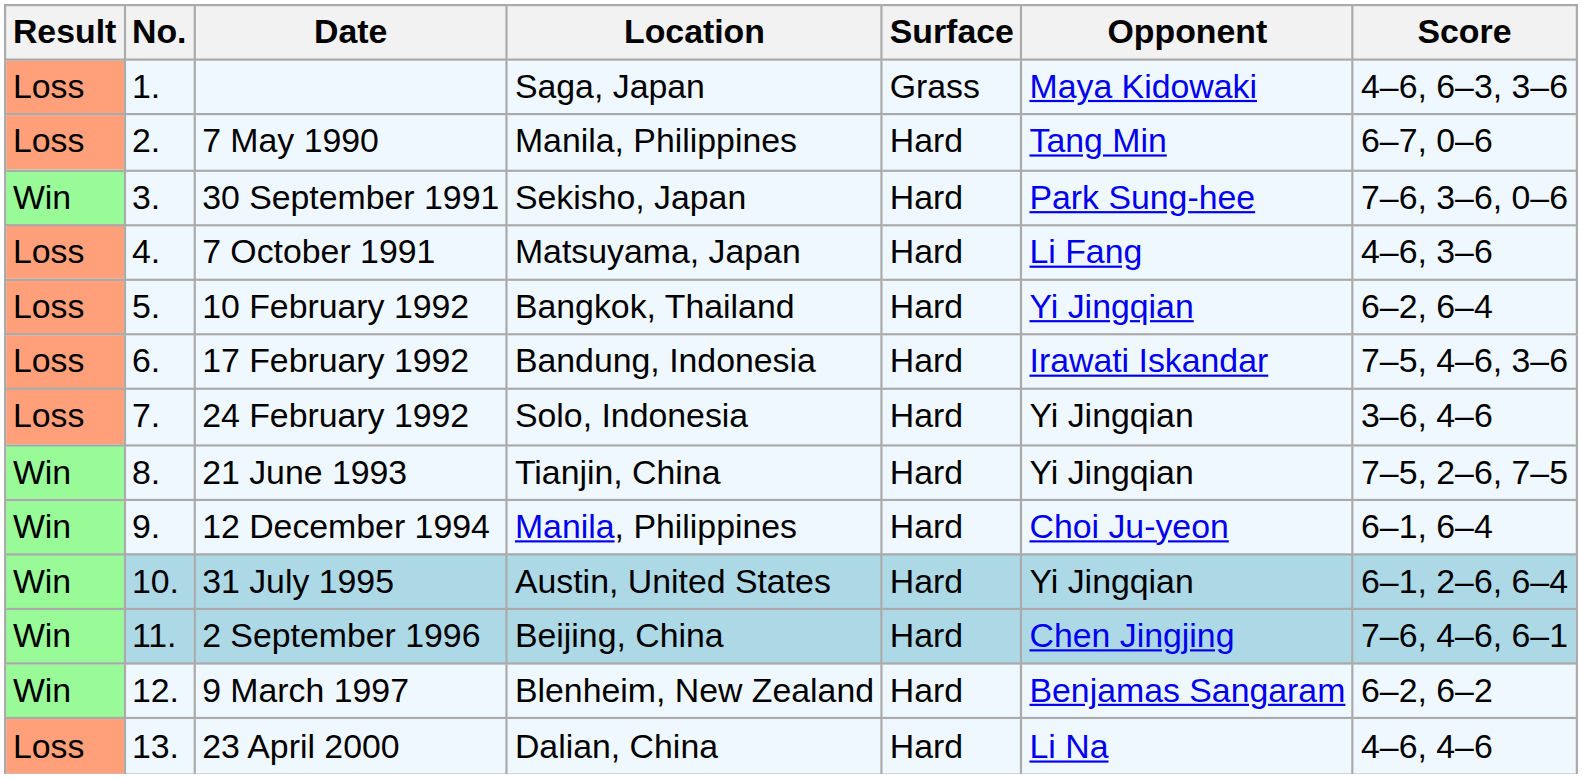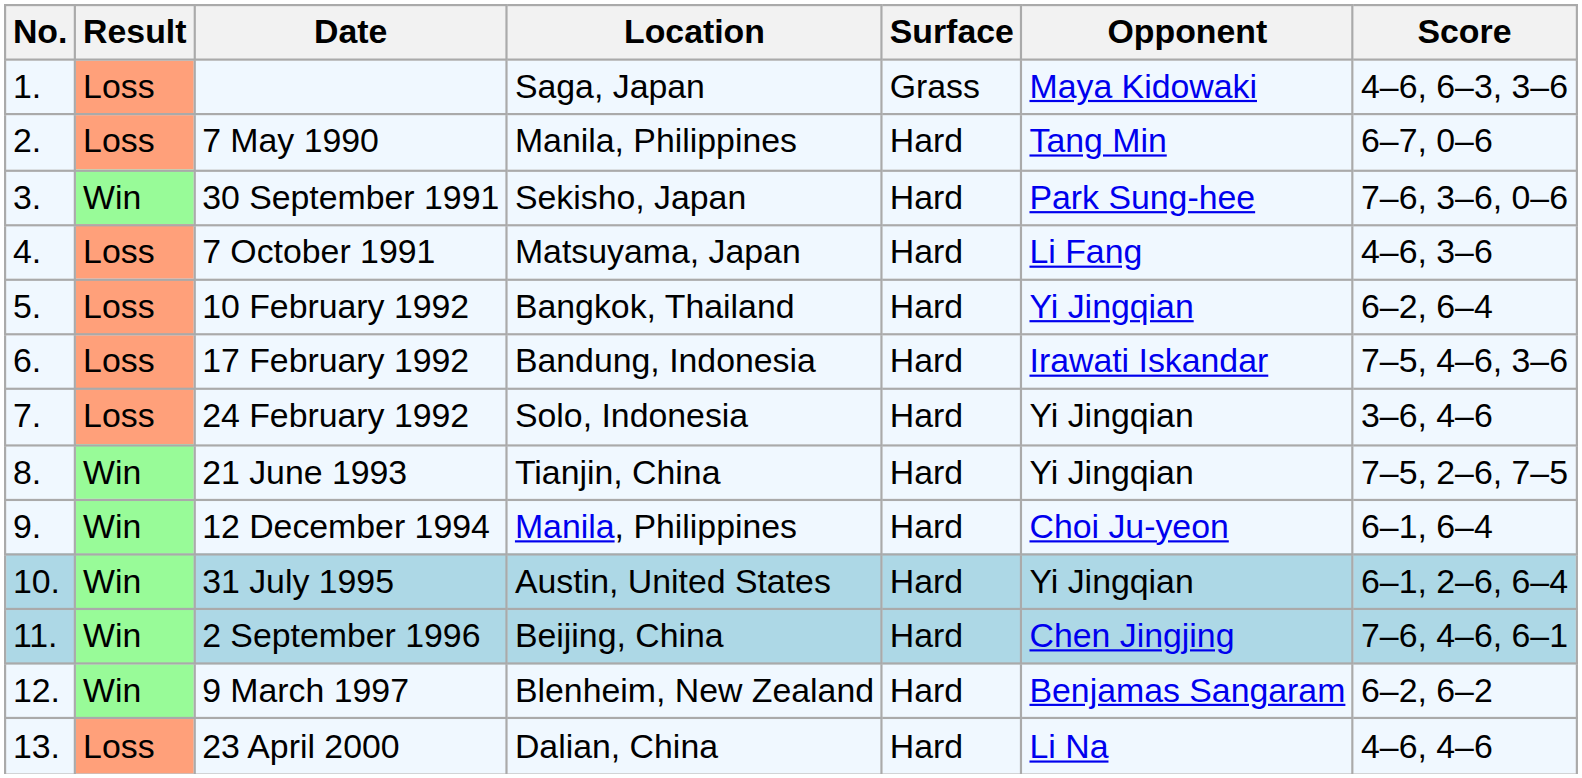columns swapped: (65, 31) <-> (159, 31)
